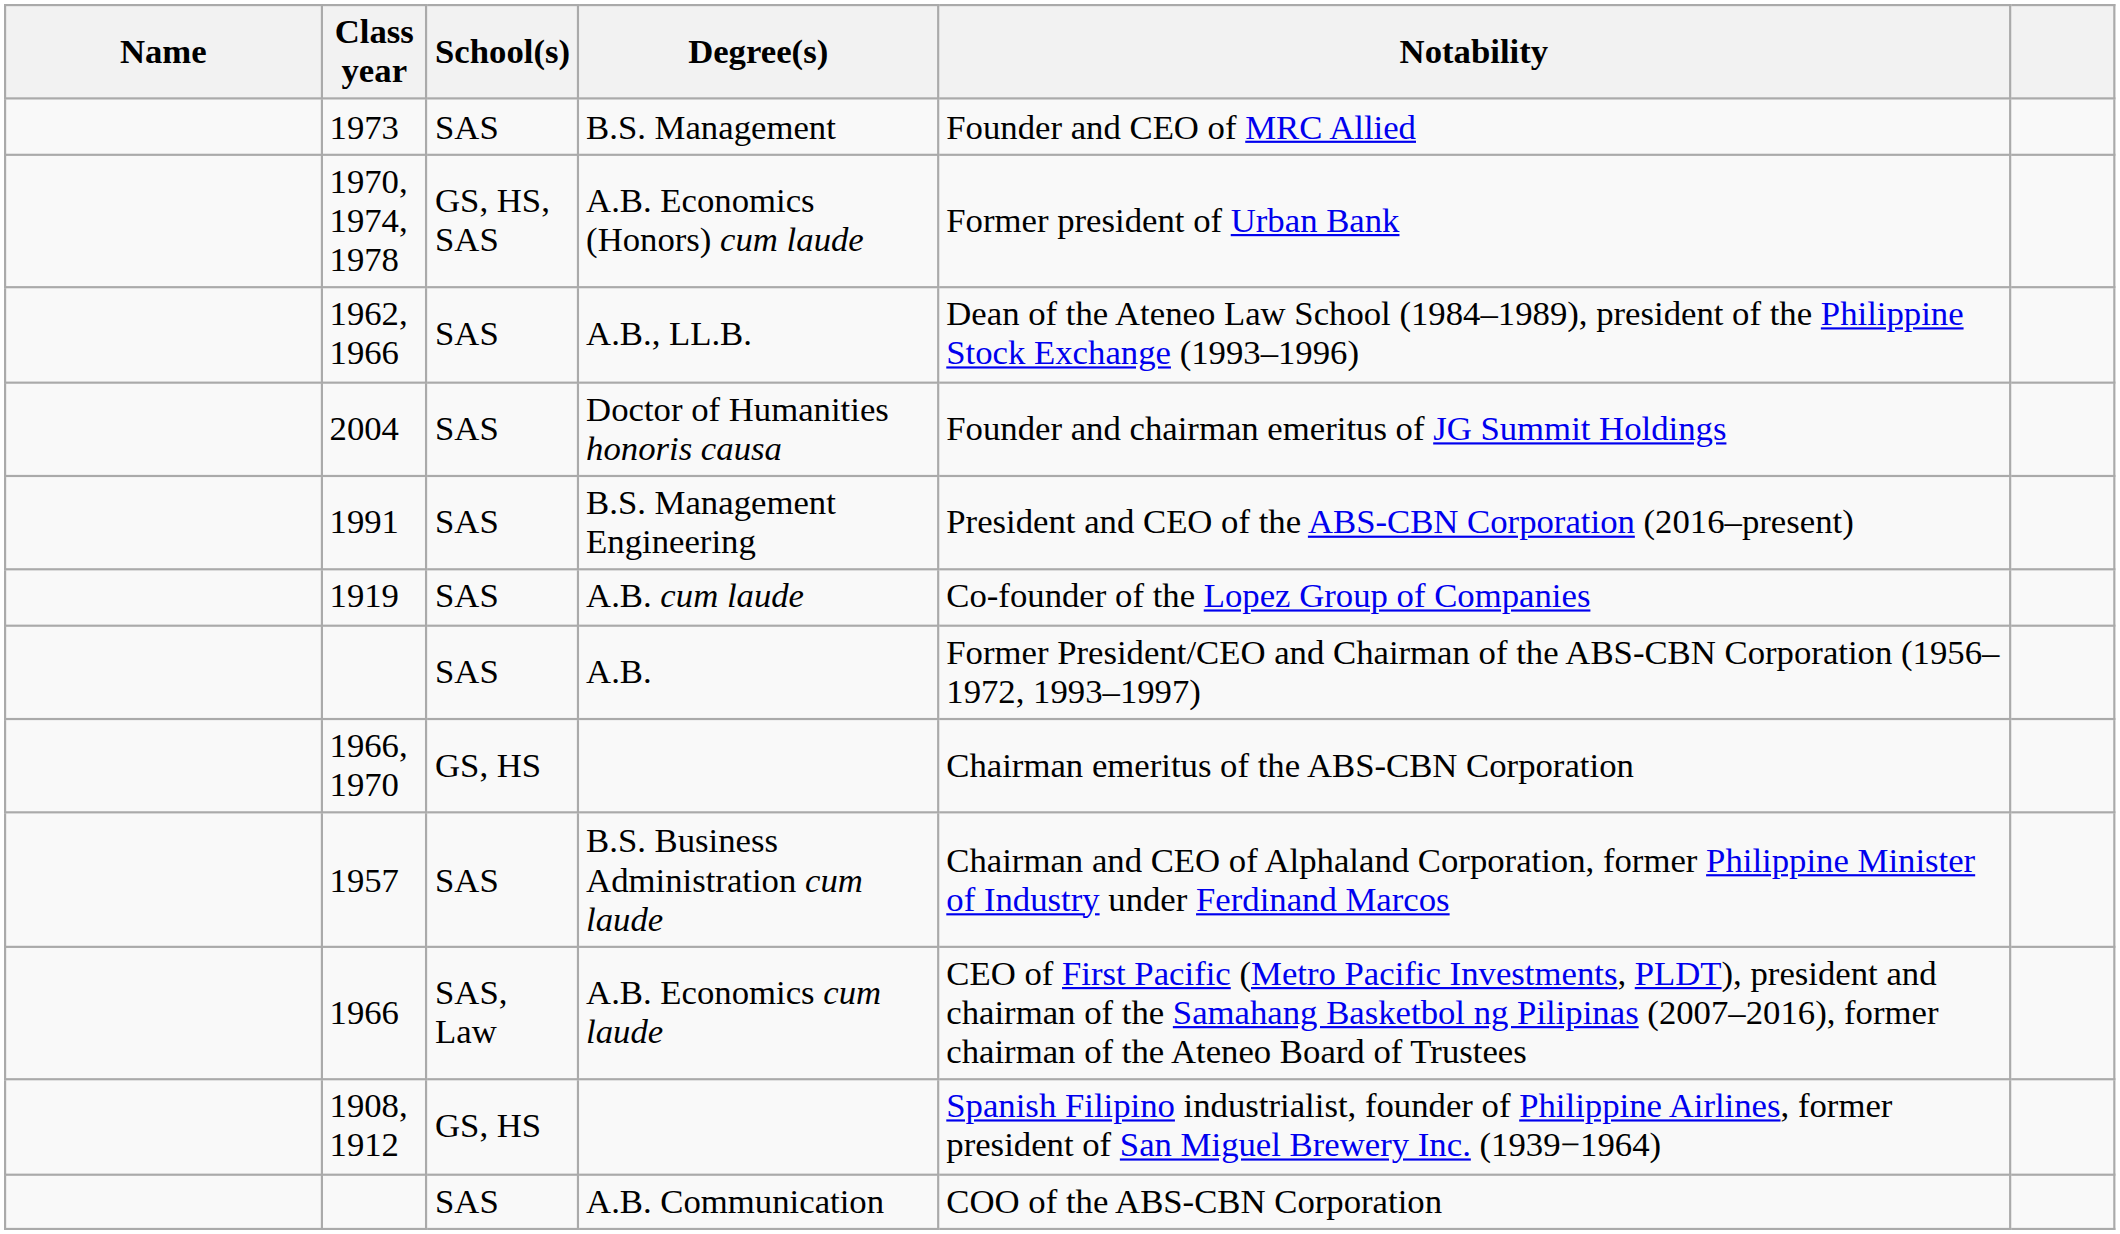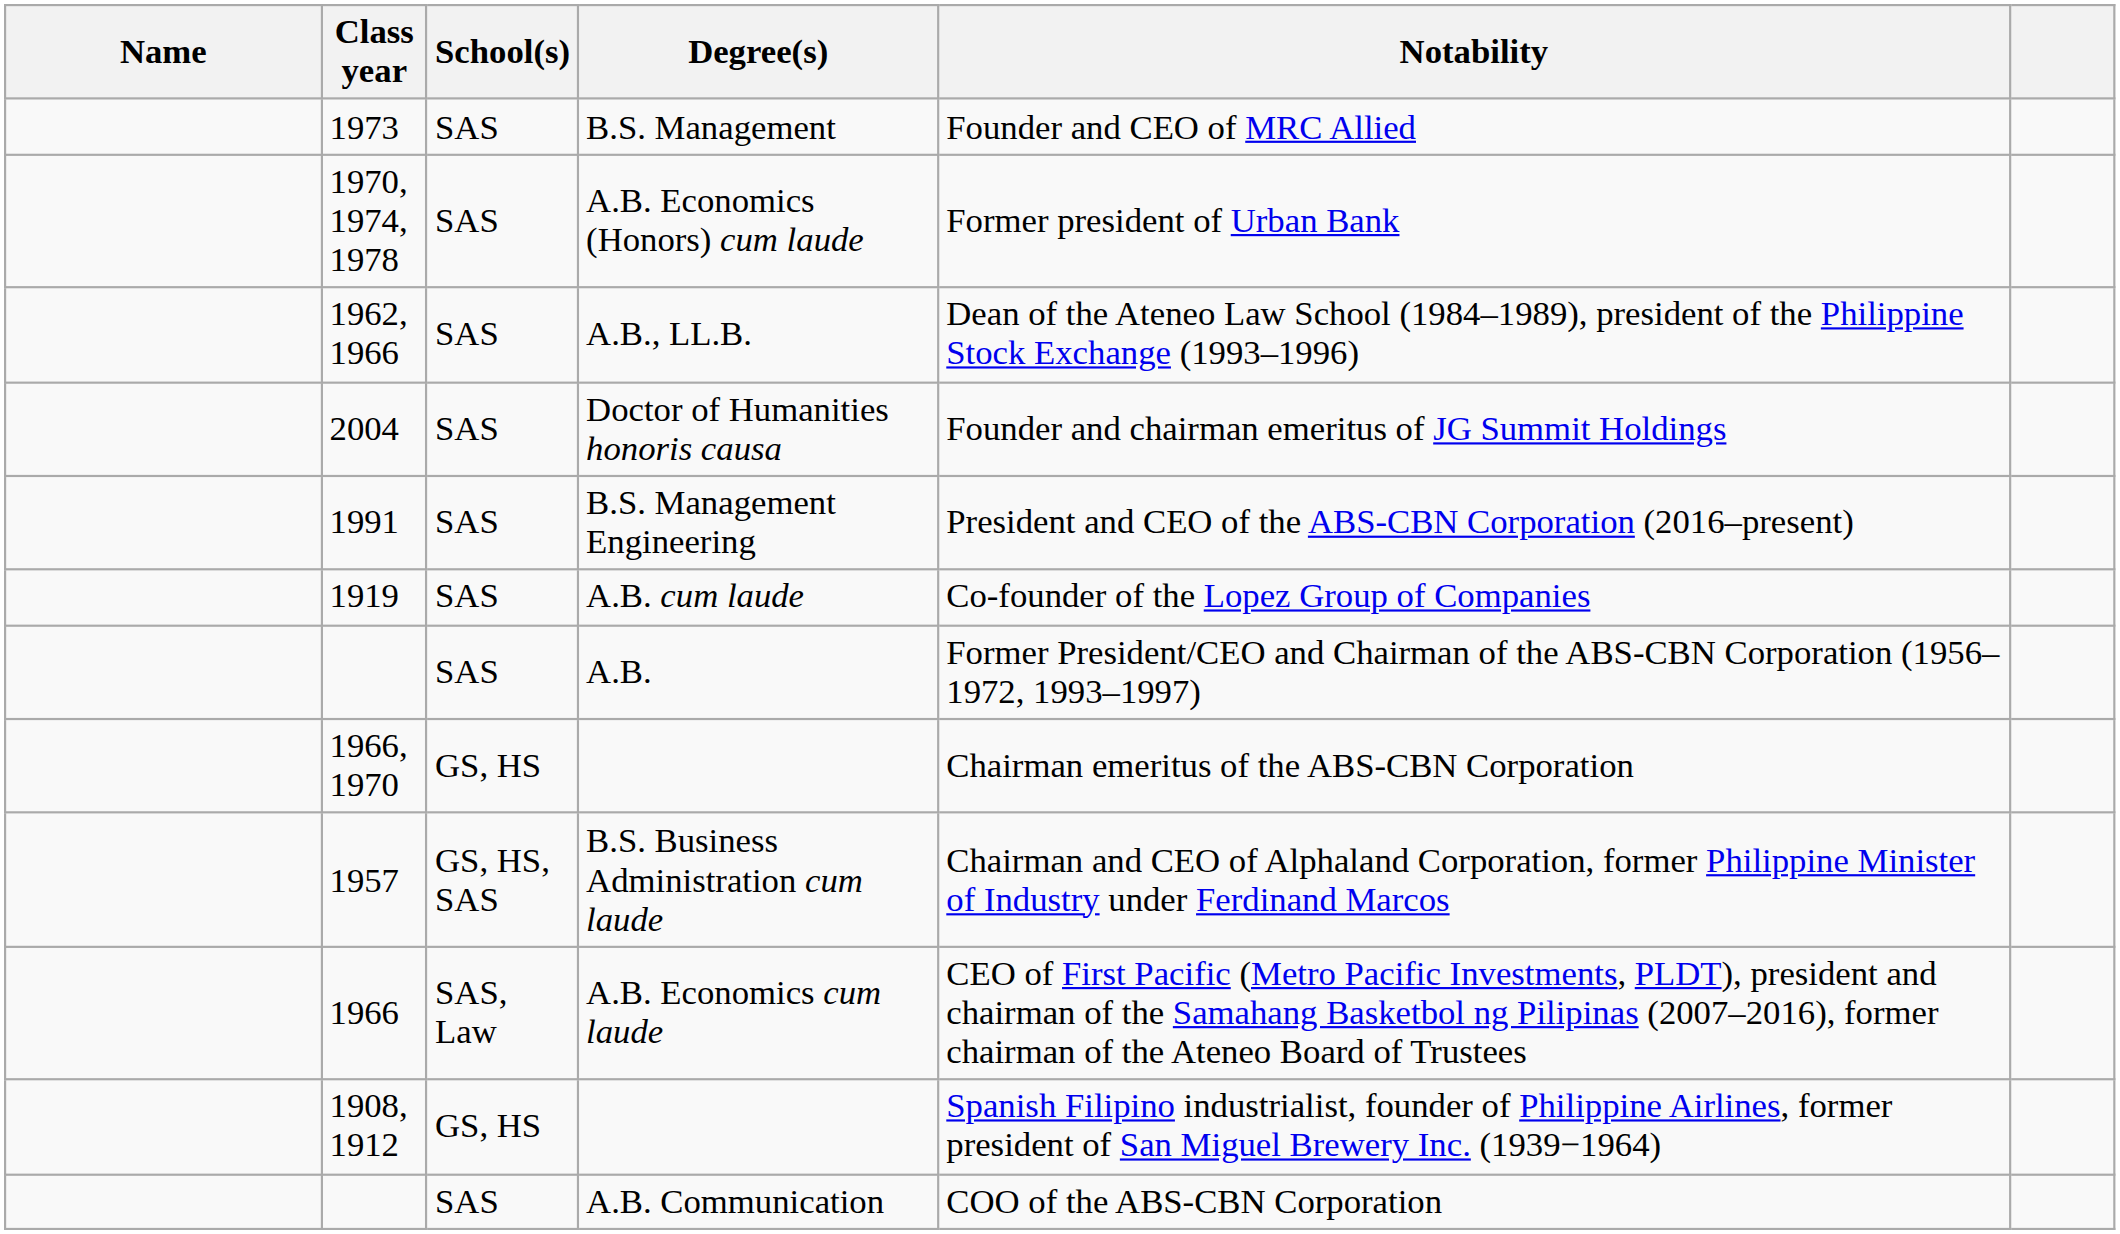(492, 220) GS, HS, SAS -> (467, 220) SAS
(467, 879) SAS -> (492, 879) GS, HS, SAS
